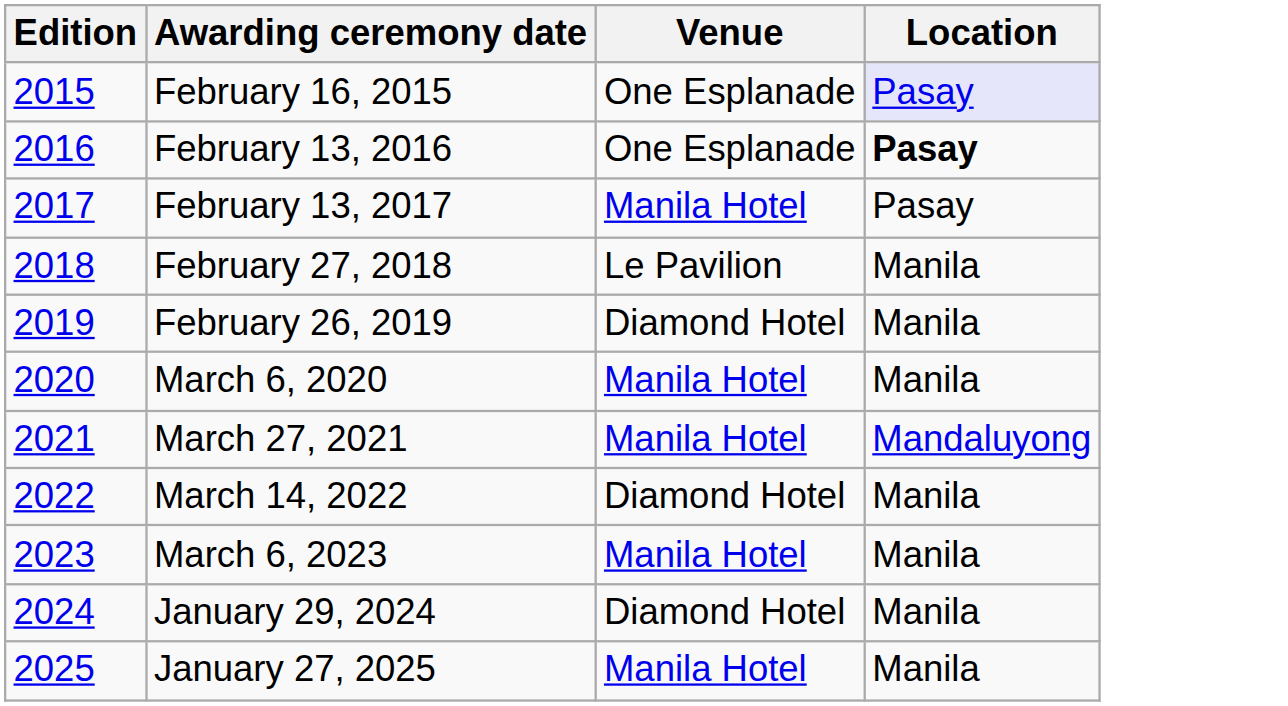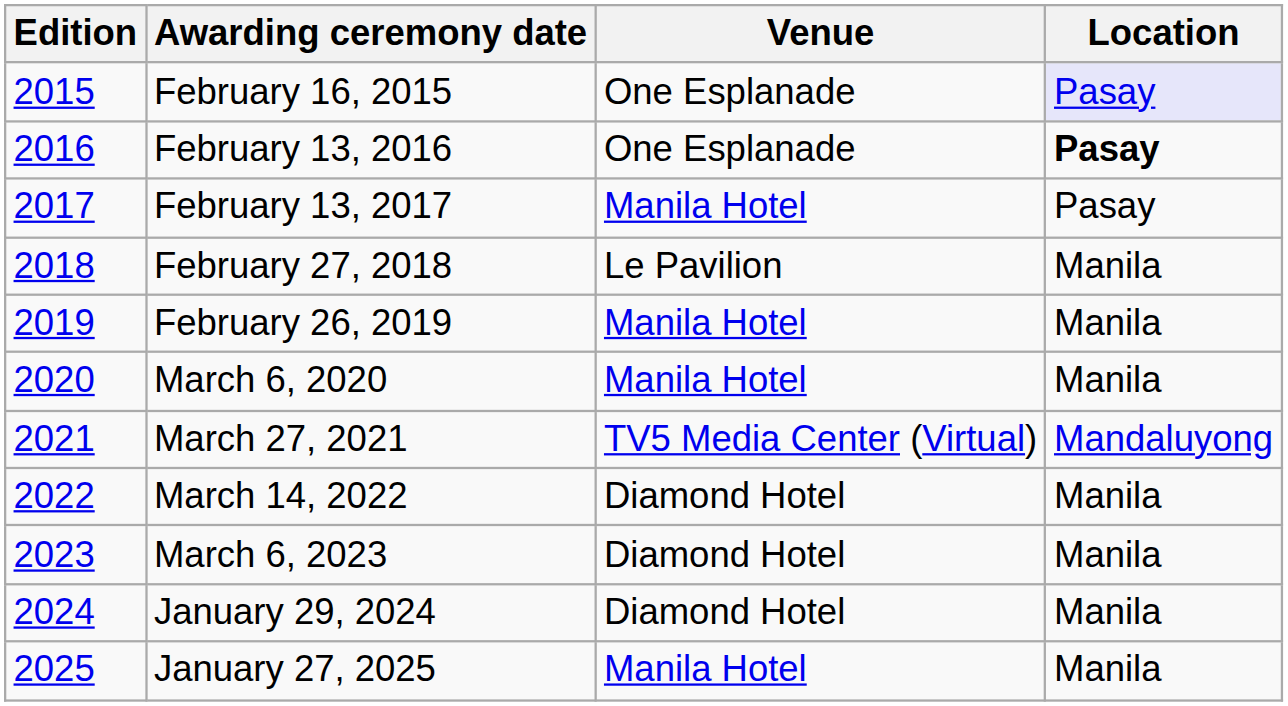(725, 322) Diamond Hotel -> (705, 322) Manila Hotel
(705, 438) Manila Hotel -> (821, 438) TV5 Media Center (Virtual)
(705, 554) Manila Hotel -> (725, 554) Diamond Hotel
